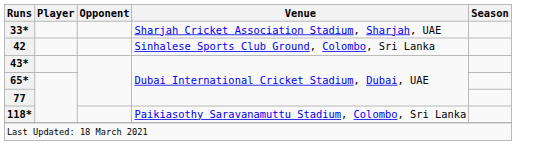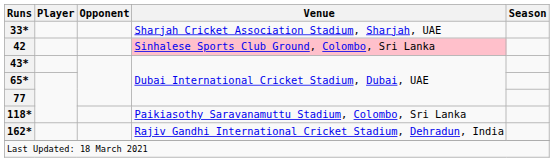(285, 47) no background -> (285, 47) pink background
+ row: (19, 132)
